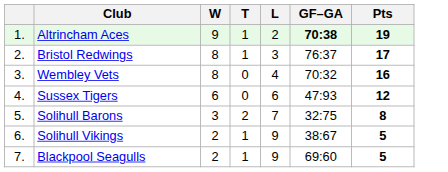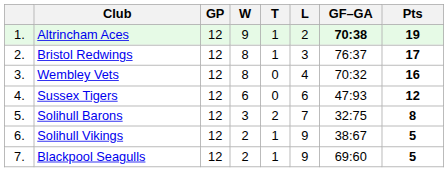+ column: (215, 14)
